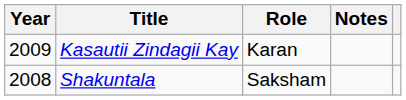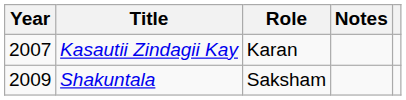(30, 49) 2009 -> (30, 49) 2007
(30, 79) 2008 -> (30, 79) 2009
